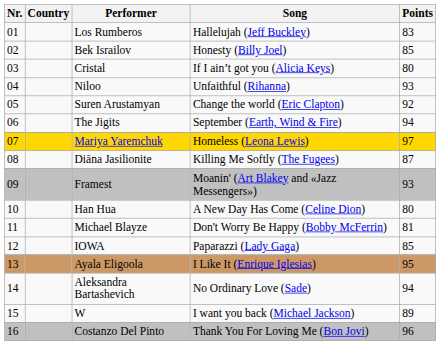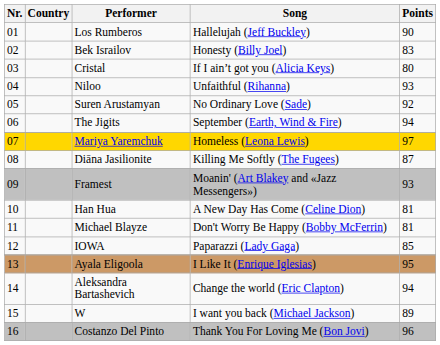(408, 31) 83 -> (408, 31) 90
(408, 50) 85 -> (408, 50) 83
(268, 104) Change the world (Eric Clapton) -> (252, 104) No Ordinary Love (Sade)
(408, 209) 80 -> (408, 209) 81
(252, 288) No Ordinary Love (Sade) -> (268, 288) Change the world (Eric Clapton)
